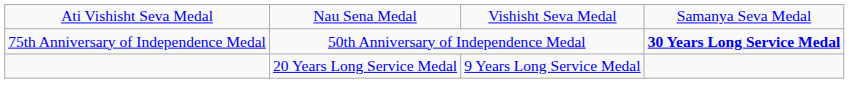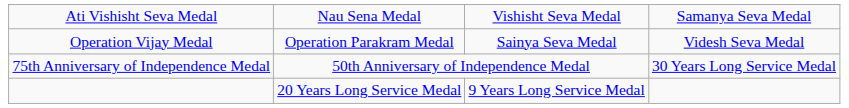+ row: (141, 41)
(744, 41) bold -> (744, 66) normal
